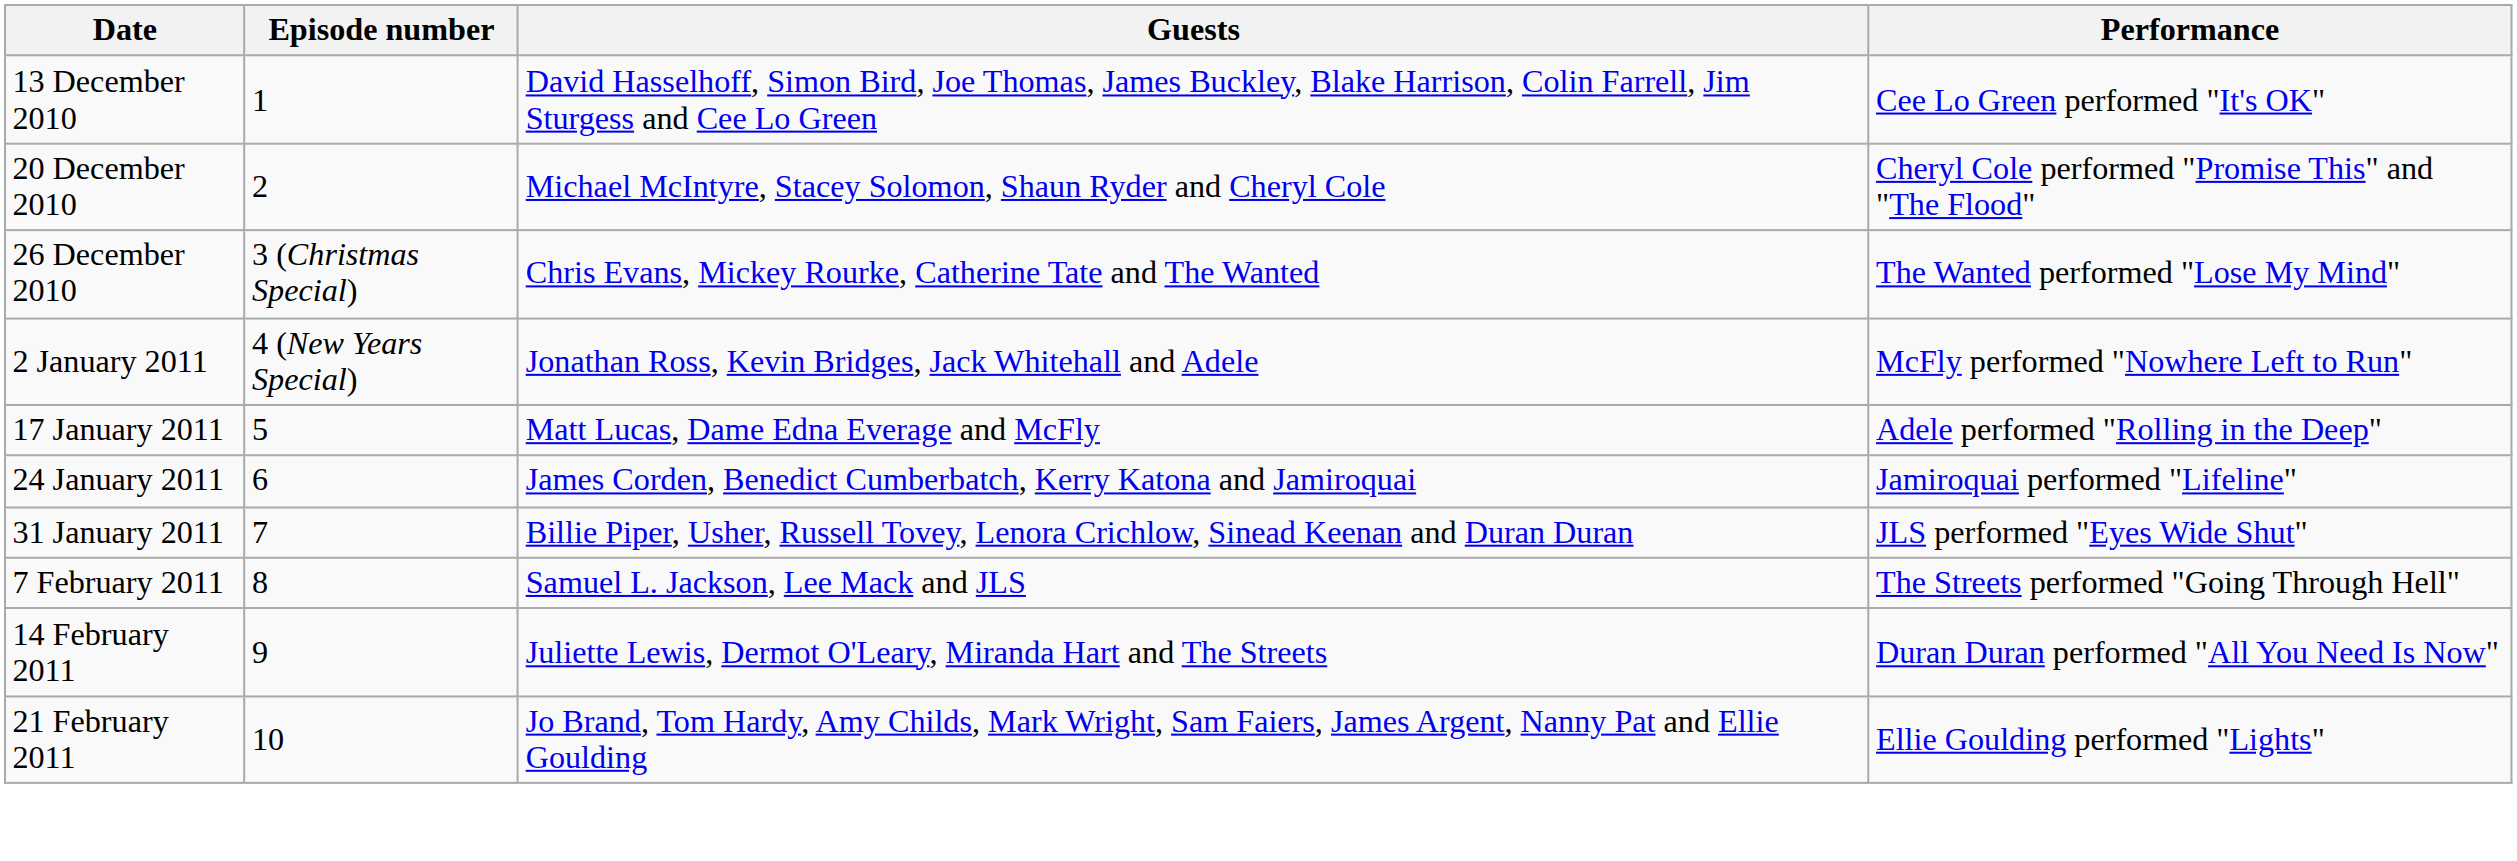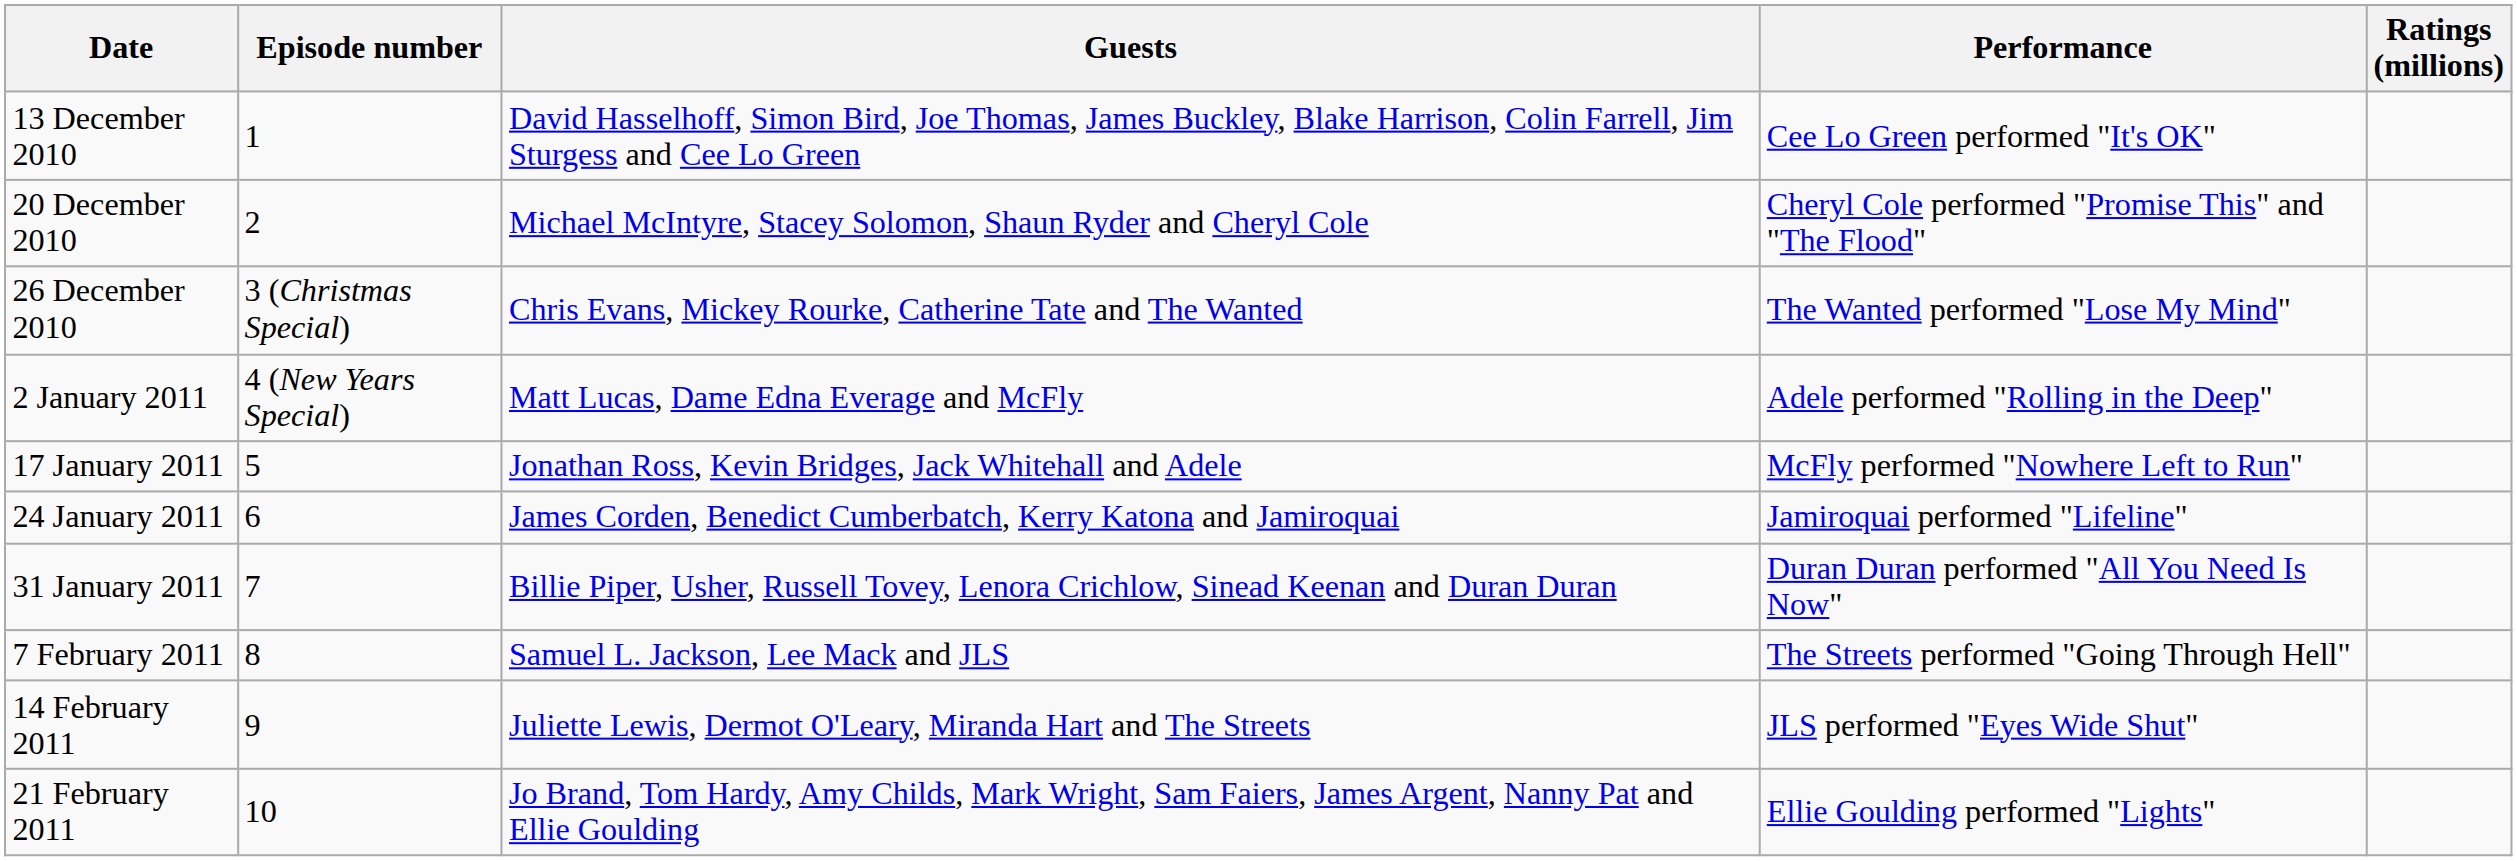+ column: (2439, 48)
(892, 360) Jonathan Ross, Kevin Bridges, Jack Whitehall and Adele -> (796, 396) Matt Lucas, Dame Edna Everage and McFly
(2144, 360) McFly performed "Nowhere Left to Run" -> (2020, 396) Adele performed "Rolling in the Deep"
(813, 429) Matt Lucas, Dame Edna Everage and McFly -> (875, 465) Jonathan Ross, Kevin Bridges, Jack Whitehall and Adele
(2129, 429) Adele performed "Rolling in the Deep" -> (2035, 465) McFly performed "Nowhere Left to Run"
(2092, 531) JLS performed "Eyes Wide Shut" -> (2036, 586) Duran Duran performed "All You Need Is Now"
(2187, 651) Duran Duran performed "All You Need Is Now" -> (1983, 724) JLS performed "Eyes Wide Shut"
